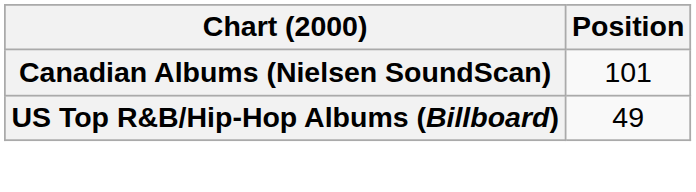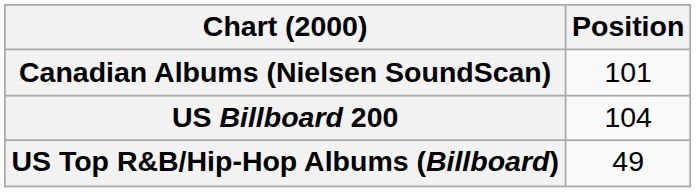+ row: (285, 117)
